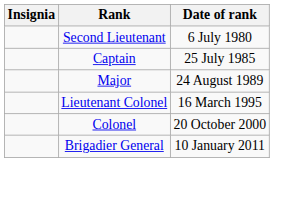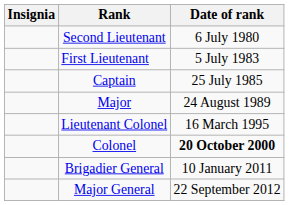+ row: (105, 59)
(220, 124) normal -> (227, 146) bold
+ row: (114, 189)
